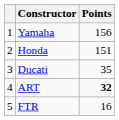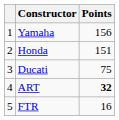(106, 69) 35 -> (106, 69) 75
